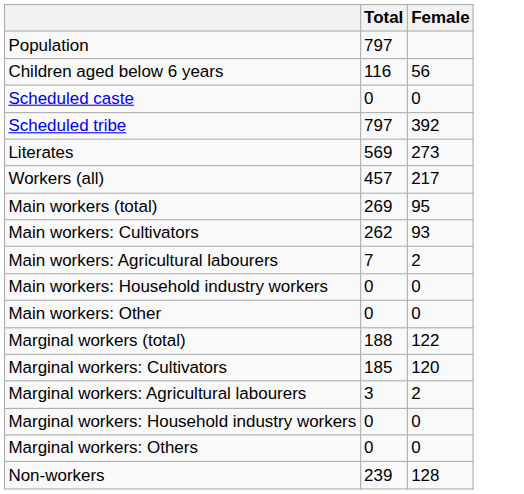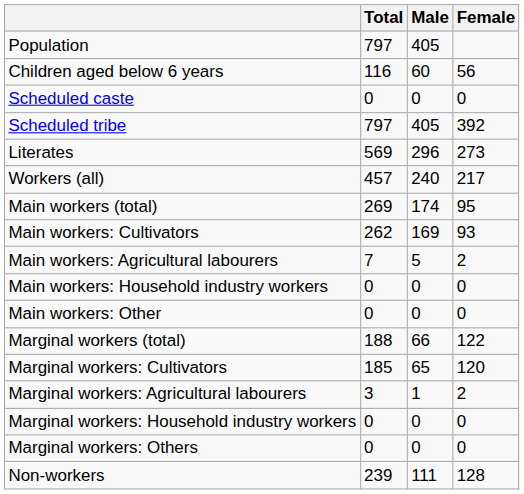+ column: (430, 17)
